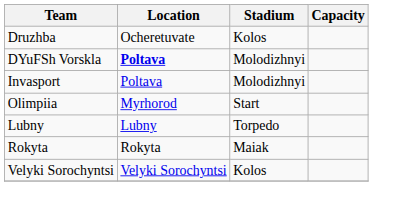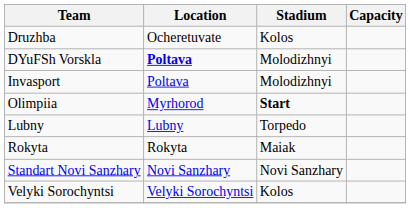(246, 103) normal -> (275, 103) bold
+ row: (74, 170)
